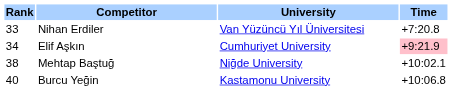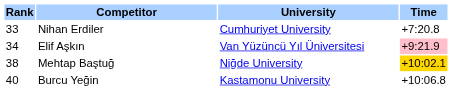(292, 29) Van Yüzüncü Yıl Üniversitesi -> (275, 29) Cumhuriyet University
(275, 46) Cumhuriyet University -> (292, 46) Van Yüzüncü Yıl Üniversitesi
(424, 63) no background -> (424, 63) gold background
